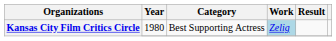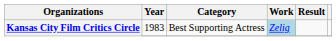(154, 28) 1980 -> (154, 28) 1983
